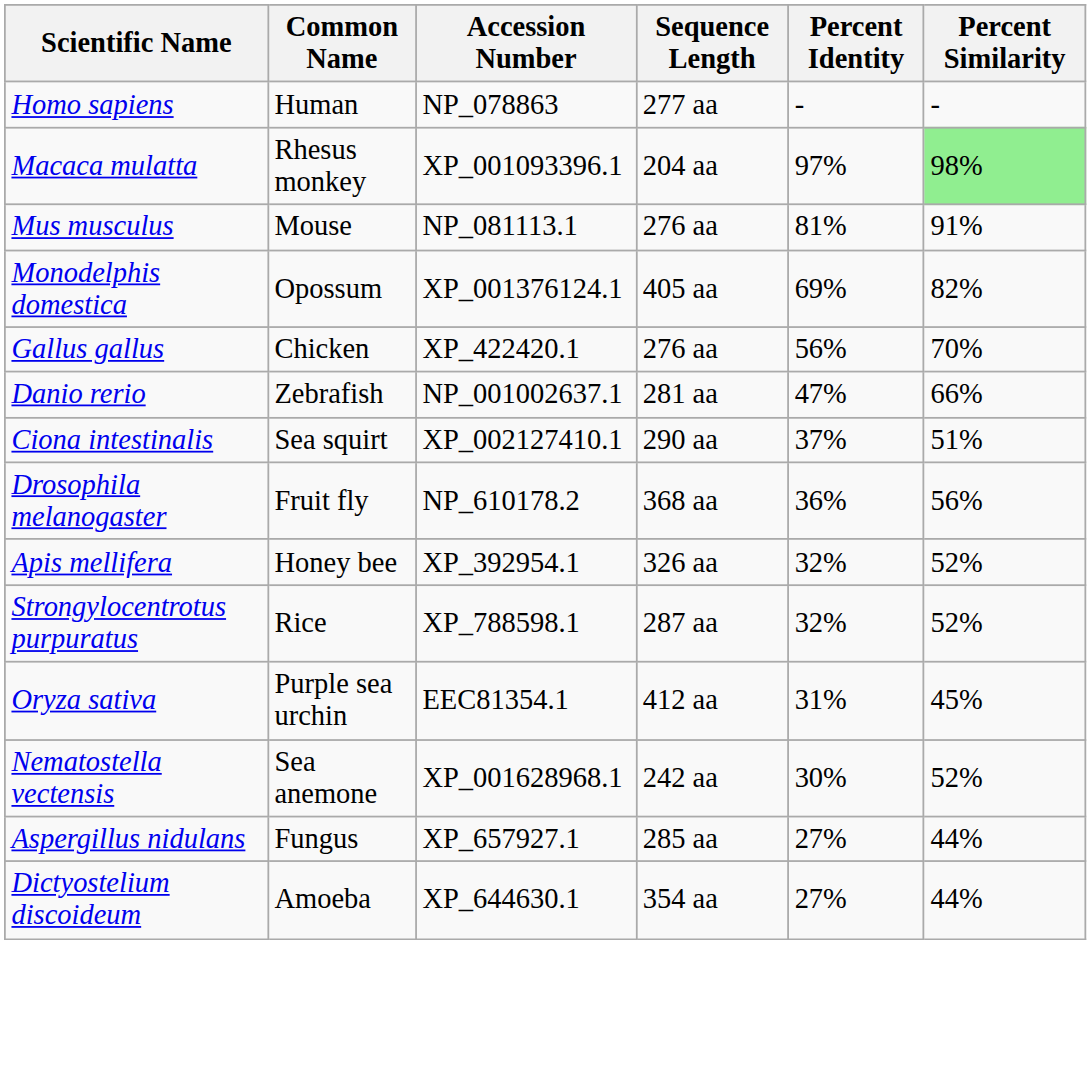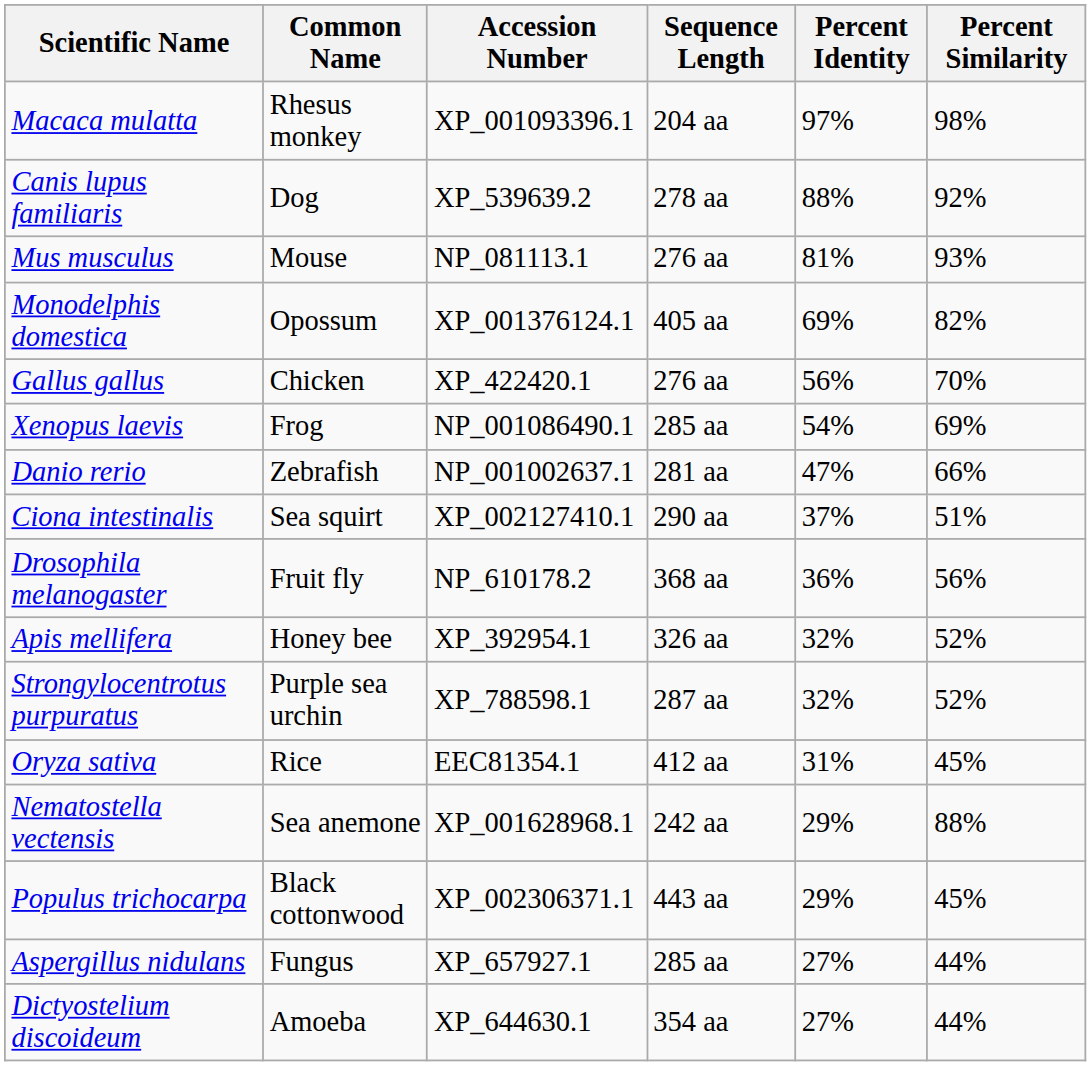- row: (93, 104)
(957, 165) lightgreen background -> (960, 120) no background
+ row: (79, 197)
(957, 226) 91% -> (960, 258) 93%
+ row: (97, 426)
(301, 622) Rice -> (329, 700) Purple sea urchin
(333, 700) Purple sea urchin -> (296, 761) Rice
(821, 777) 30% -> (828, 822) 29%
(957, 777) 52% -> (960, 822) 88%
+ row: (129, 899)
